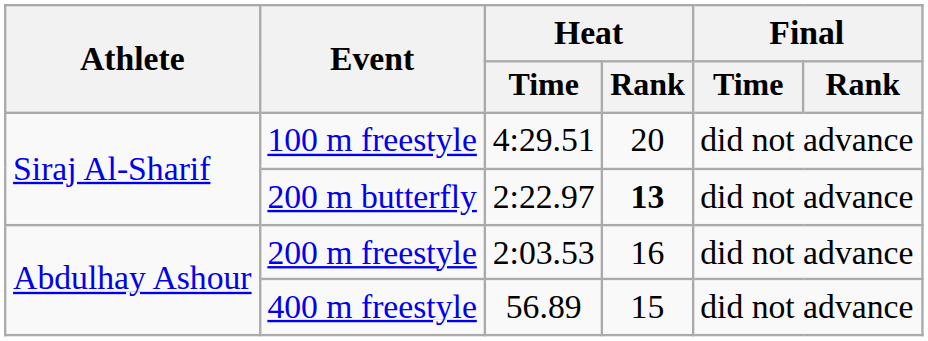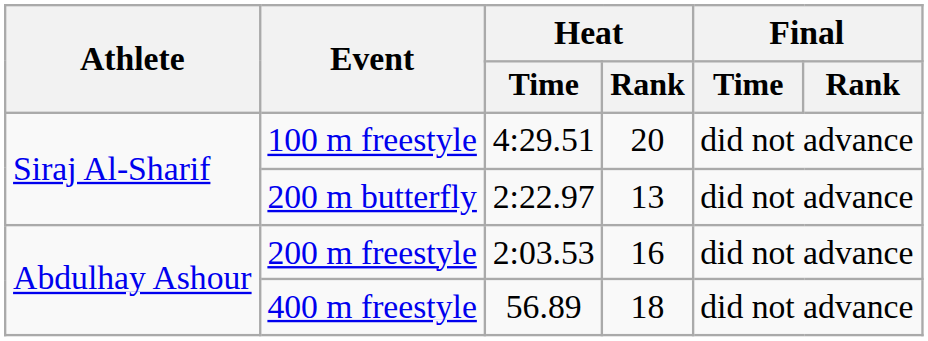(647, 196) bold -> (647, 196) normal
(647, 307) 15 -> (647, 307) 18
